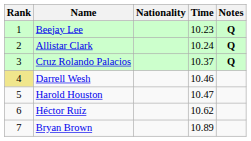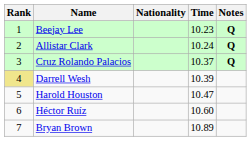(202, 78) 10.46 -> (202, 78) 10.39
(202, 111) 10.62 -> (202, 111) 10.60
